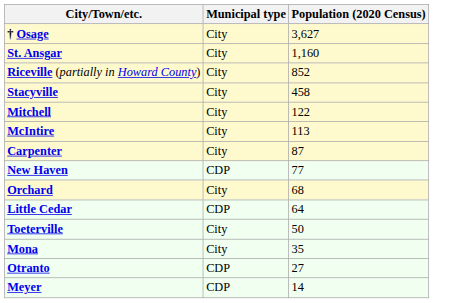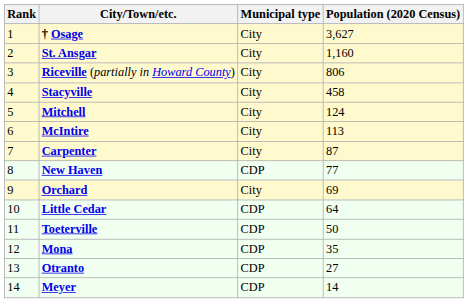+ column: (22, 14)
(301, 72) 852 -> (335, 72) 806
(301, 111) 122 -> (335, 111) 124
(298, 190) 68 -> (332, 190) 69
(217, 229) City -> (253, 229) CDP
(217, 248) City -> (253, 248) CDP
